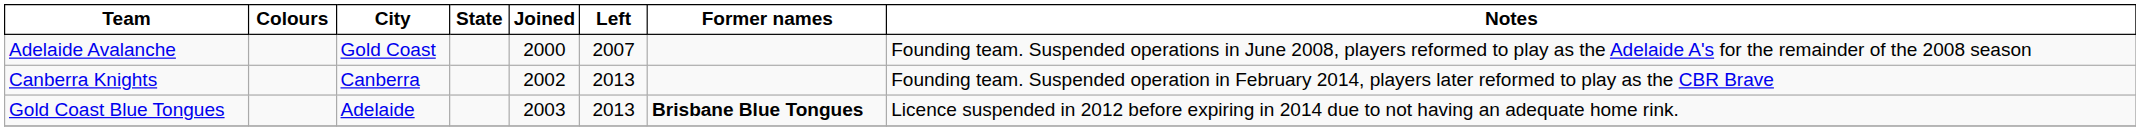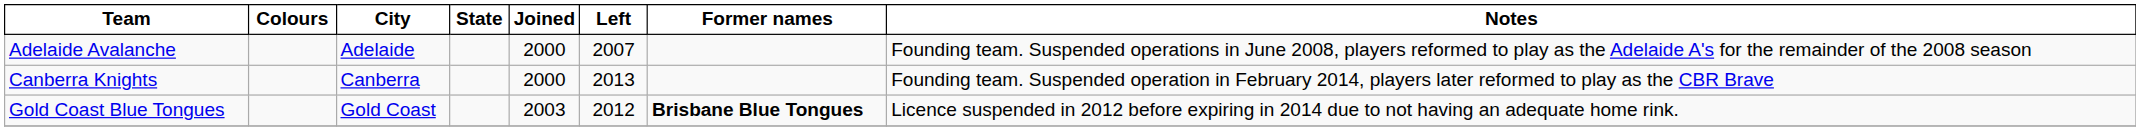(388, 49) Gold Coast -> (378, 49) Adelaide
(544, 79) 2002 -> (544, 79) 2000
(378, 110) Adelaide -> (388, 110) Gold Coast
(614, 110) 2013 -> (614, 110) 2012
